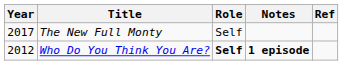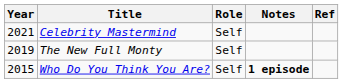+ row: (108, 32)
(21, 32) 2017 -> (21, 51) 2019
(21, 51) 2012 -> (21, 69) 2015
(229, 51) bold -> (229, 69) normal
